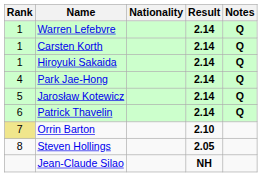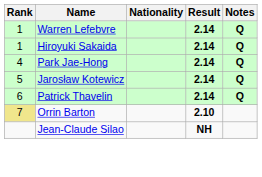- row: (70, 46)
- row: (74, 146)
